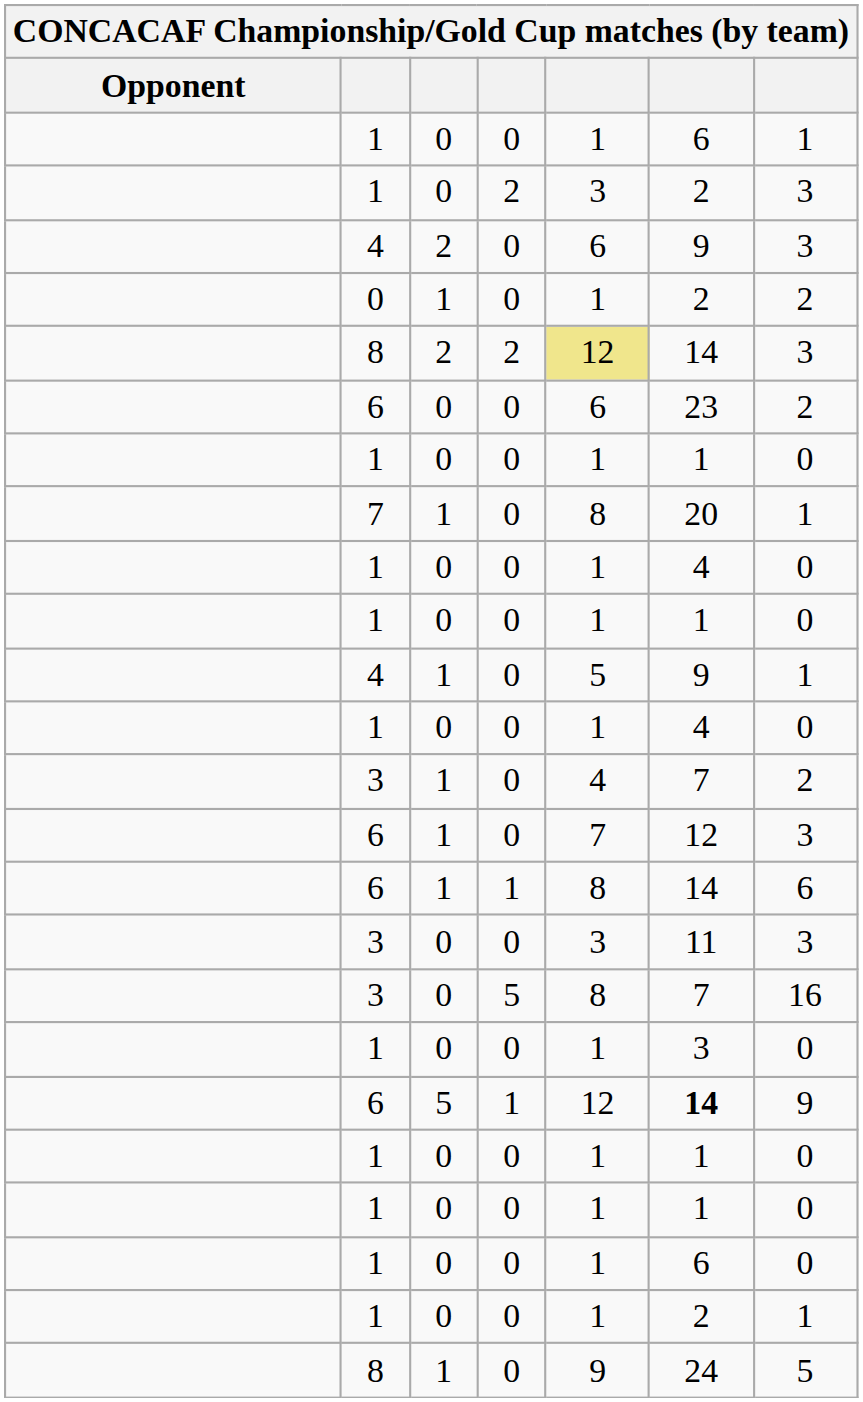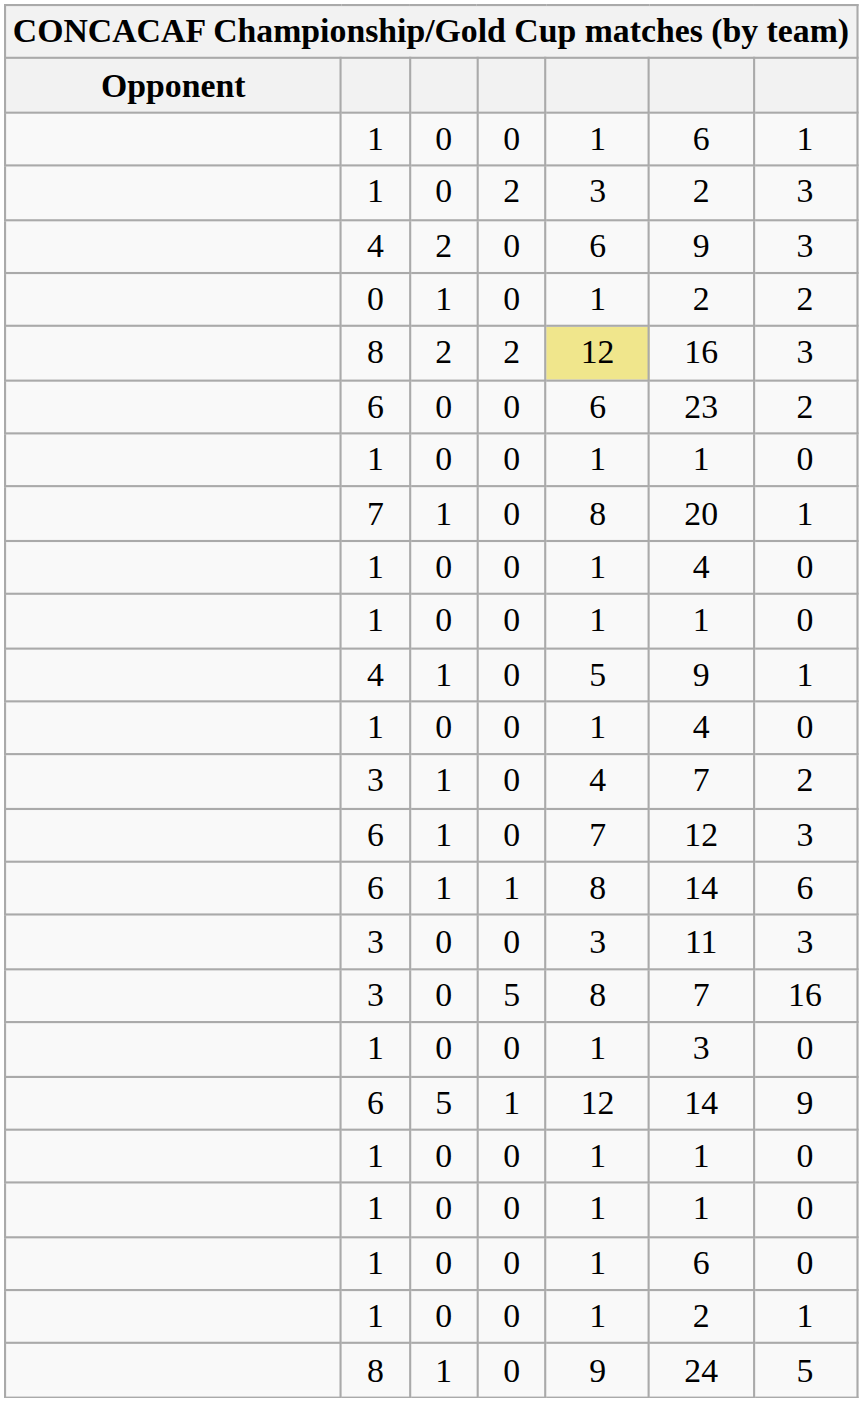(701, 352) 14 -> (701, 352) 16
(701, 1102) bold -> (701, 1102) normal
